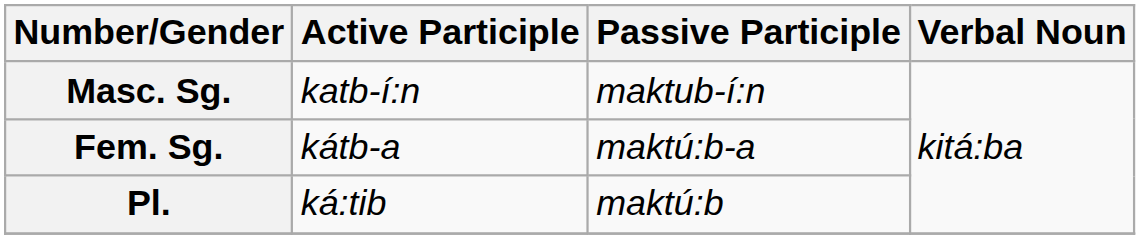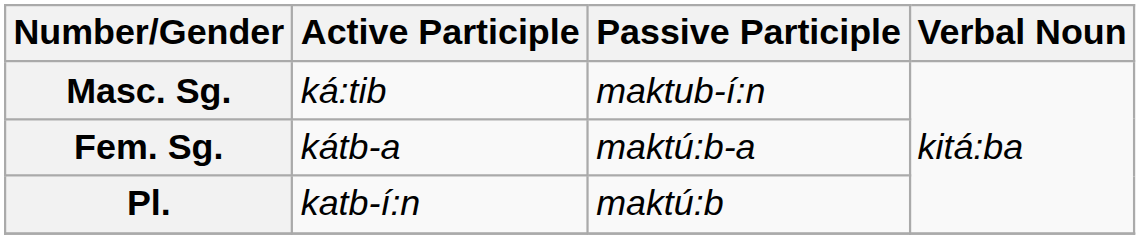(361, 89) katb-í:n -> (344, 89) ká:tib
(344, 203) ká:tib -> (361, 203) katb-í:n
